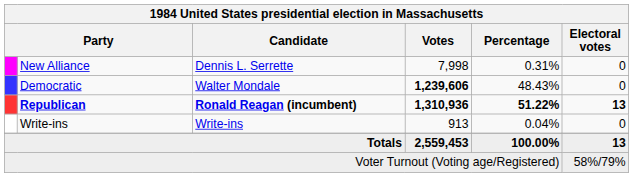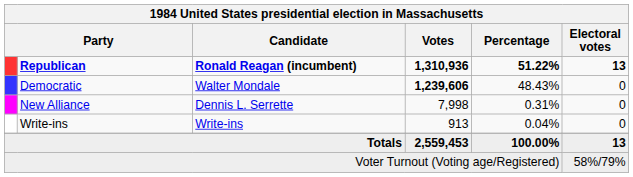rows swapped: (53, 105) <-> (55, 66)
